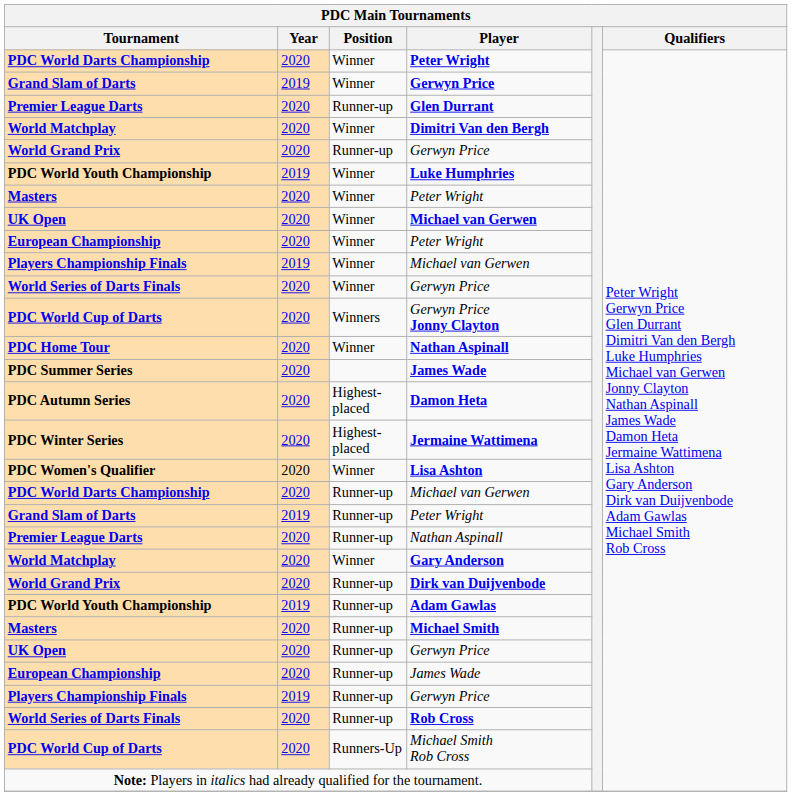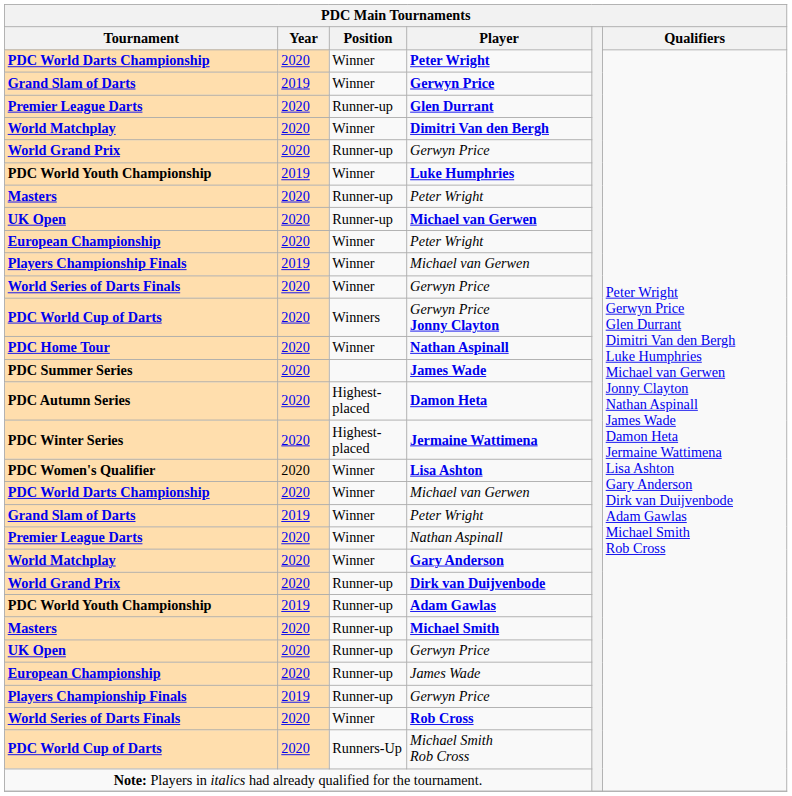(353, 196) Winner -> (363, 196) Runner-up
(353, 219) Winner -> (363, 219) Runner-up
(363, 492) Runner-up -> (353, 492) Winner
(363, 515) Runner-up -> (353, 515) Winner
(363, 538) Runner-up -> (353, 538) Winner
(363, 718) Runner-up -> (353, 718) Winner
